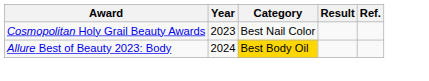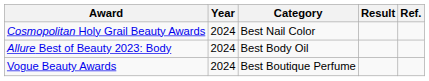(223, 31) 2023 -> (223, 31) 2024
(274, 48) gold background -> (274, 48) no background
+ row: (62, 66)
